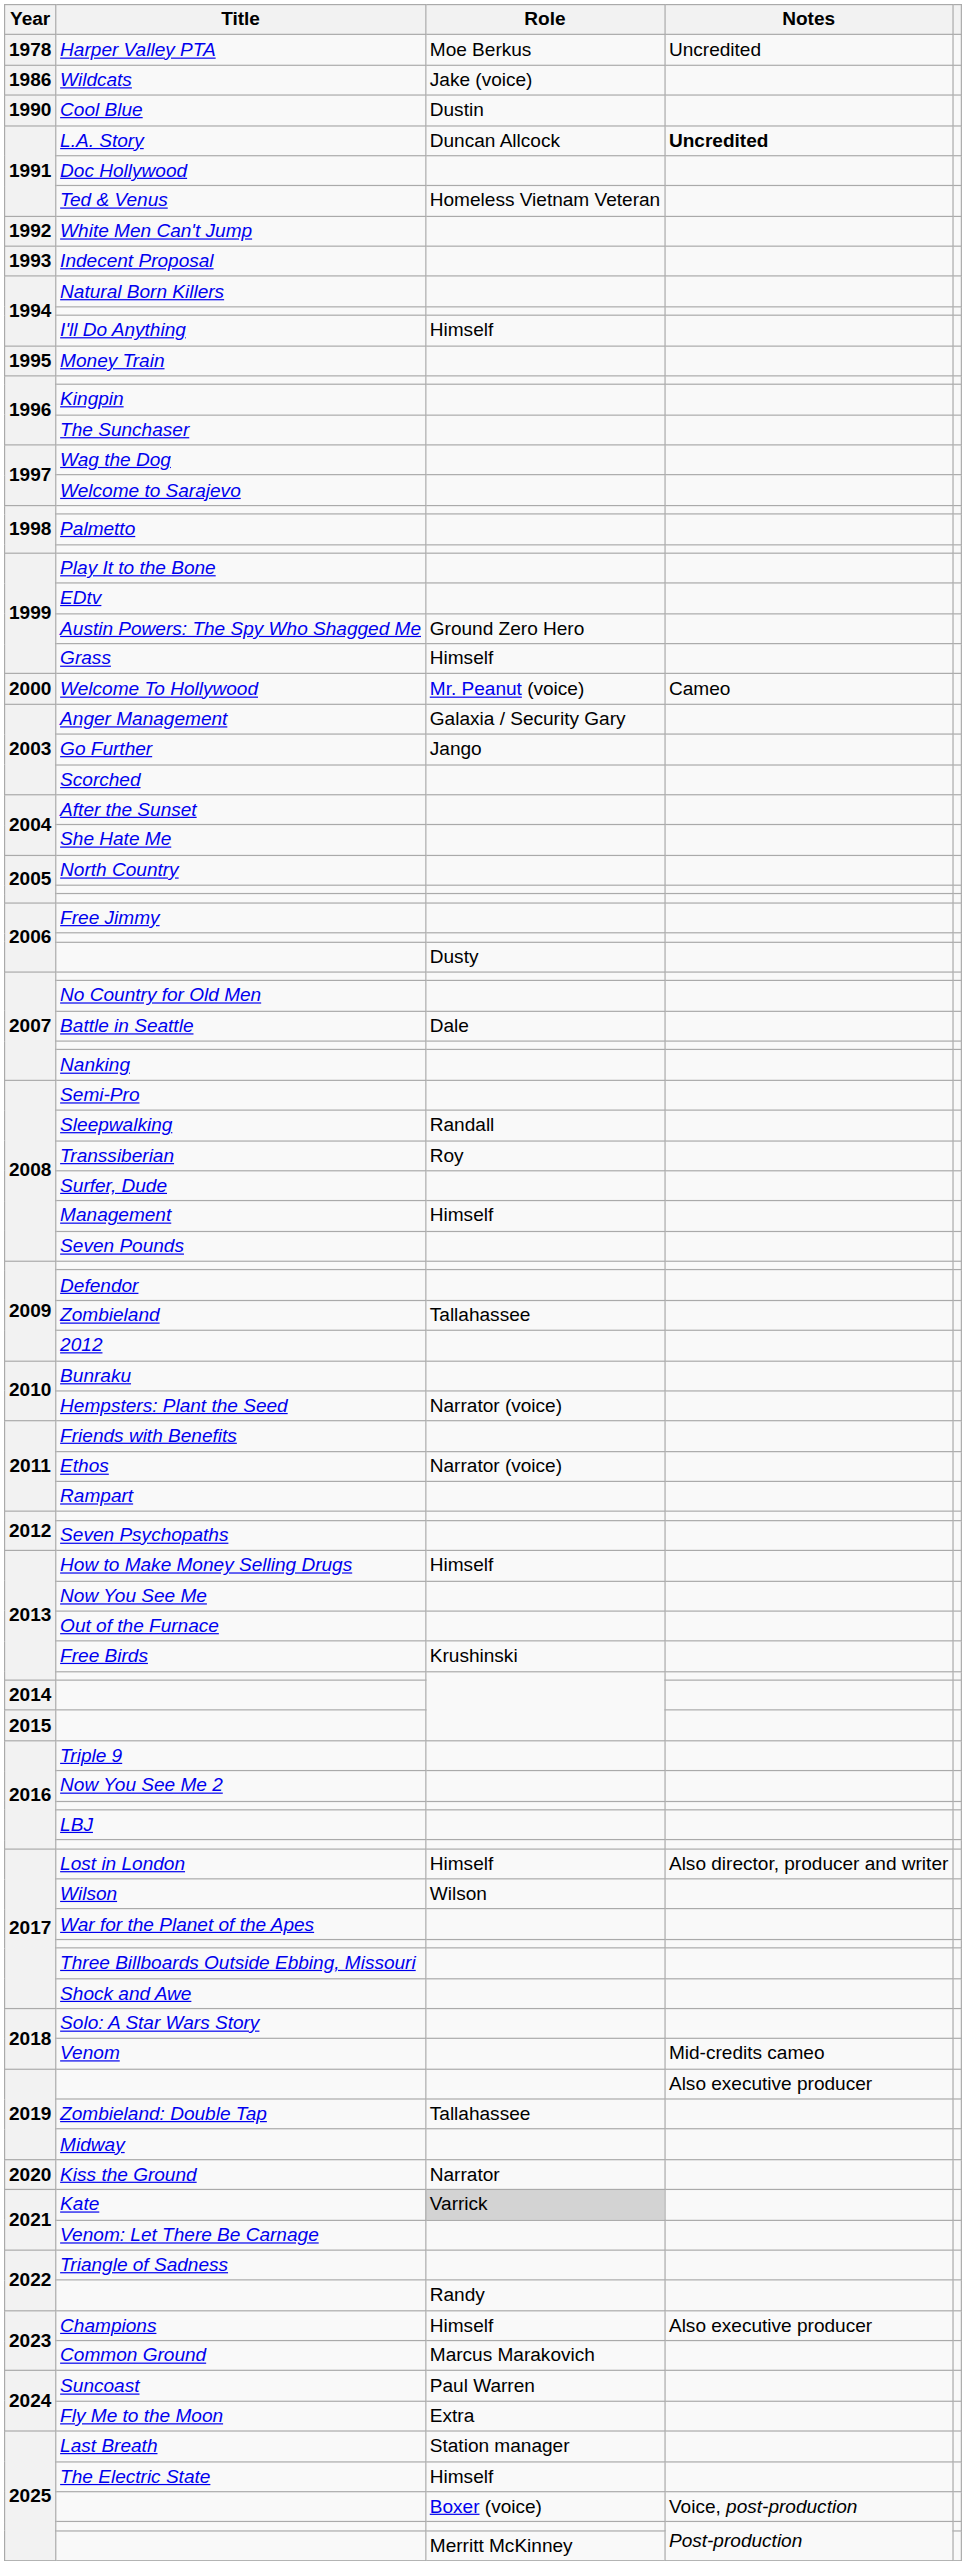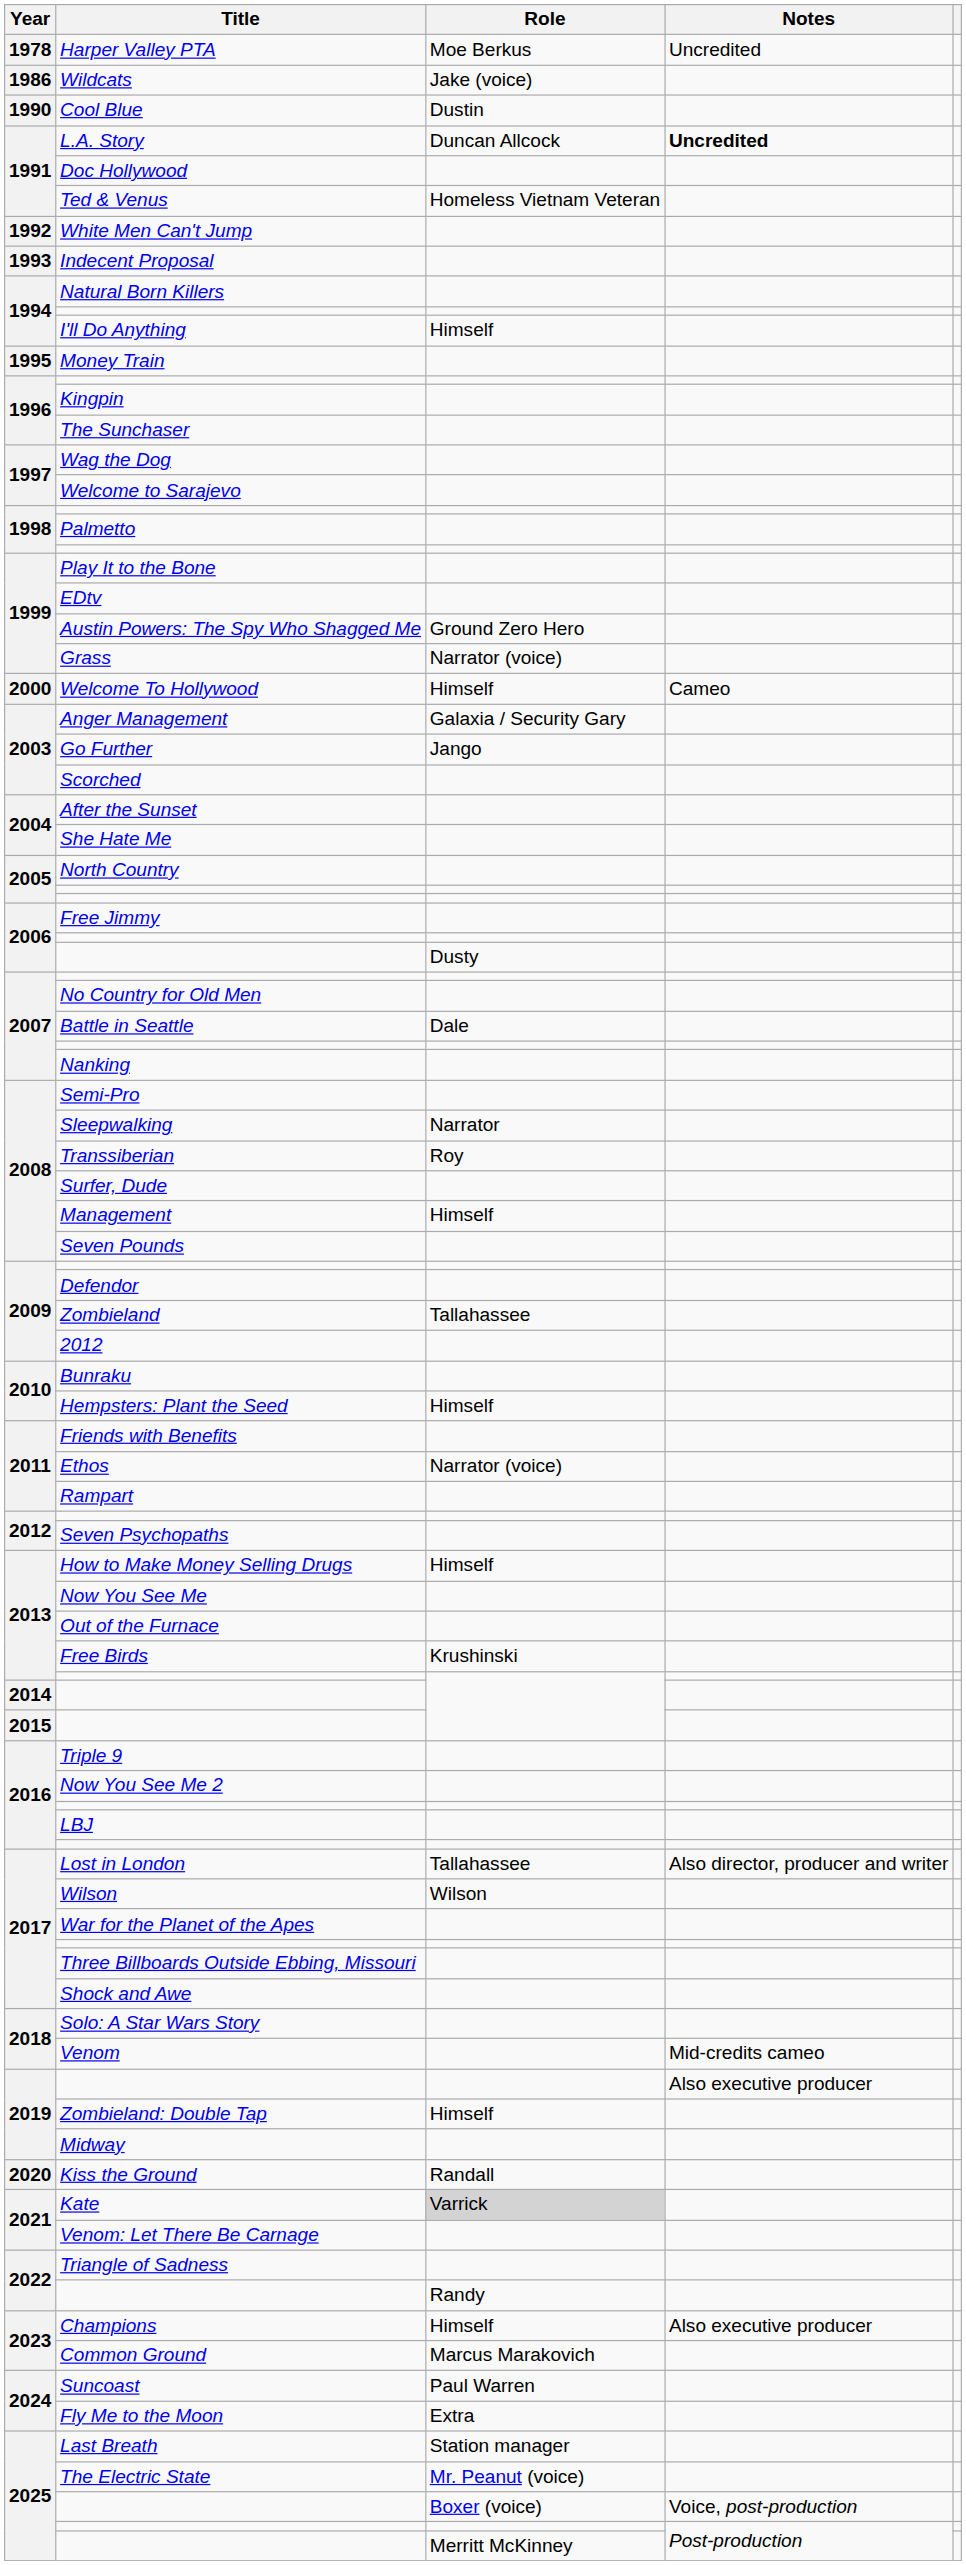(462, 658) Himself -> (496, 658) Narrator (voice)
(507, 688) Mr. Peanut (voice) -> (462, 688) Himself
(462, 1125) Randall -> (465, 1125) Narrator
(496, 1405) Narrator (voice) -> (462, 1405) Himself
(462, 1863) Himself -> (480, 1863) Tallahassee
(480, 2113) Tallahassee -> (462, 2113) Himself
(465, 2174) Narrator -> (462, 2174) Randall
(462, 2476) Himself -> (507, 2476) Mr. Peanut (voice)
